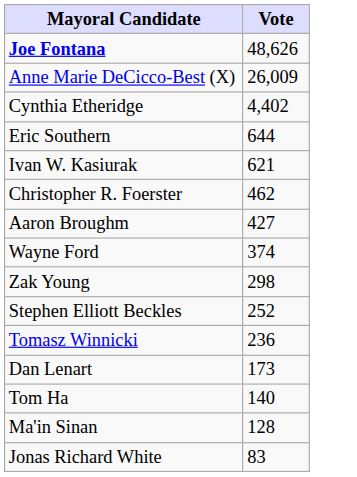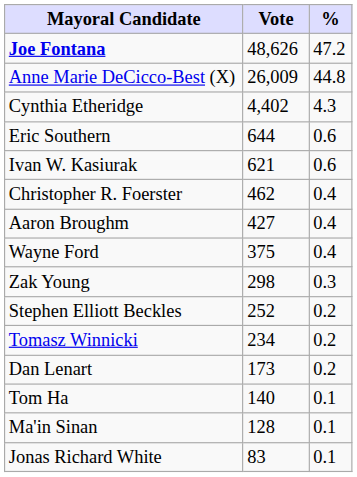+ column: (331, 19)
(261, 252) 374 -> (261, 252) 375
(261, 340) 236 -> (261, 340) 234
